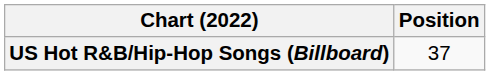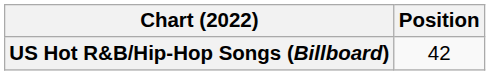(439, 53) 37 -> (439, 53) 42
